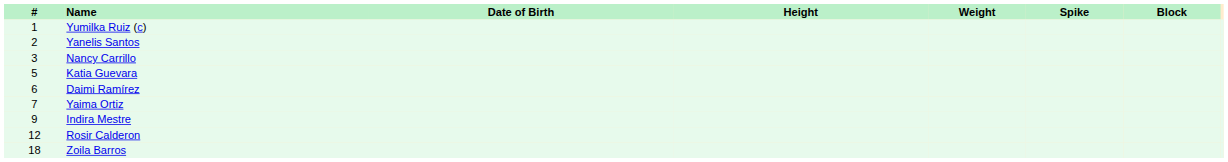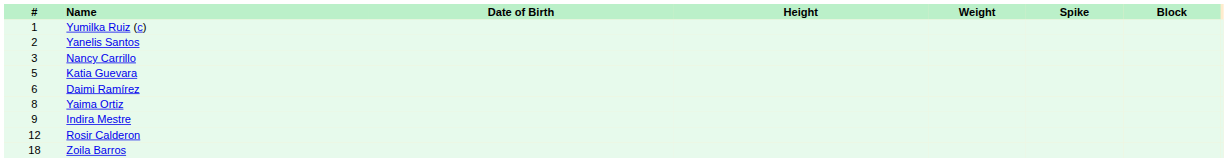(34, 104) 7 -> (34, 104) 8
